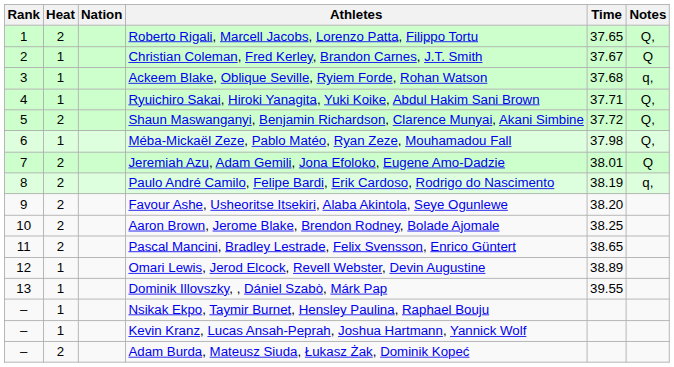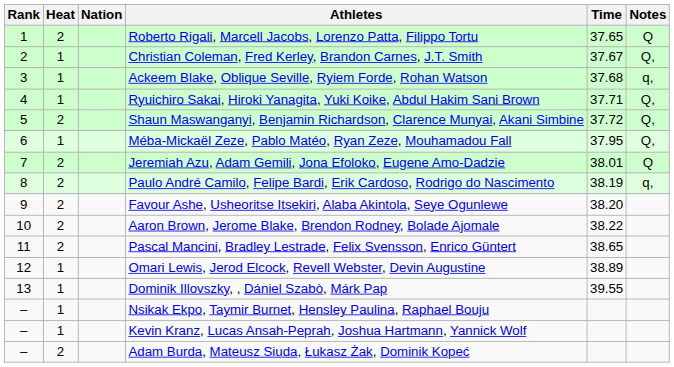(648, 36) Q, -> (648, 36) Q
(648, 57) Q -> (648, 57) Q,
(607, 141) 37.98 -> (607, 141) 37.95
(607, 225) 38.25 -> (607, 225) 38.22
